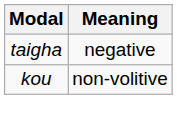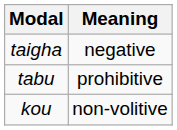+ row: (36, 79)
